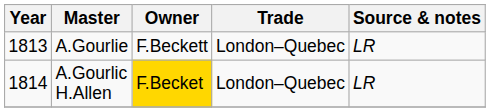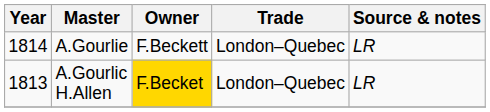(28, 45) 1813 -> (28, 45) 1814
(28, 83) 1814 -> (28, 83) 1813
